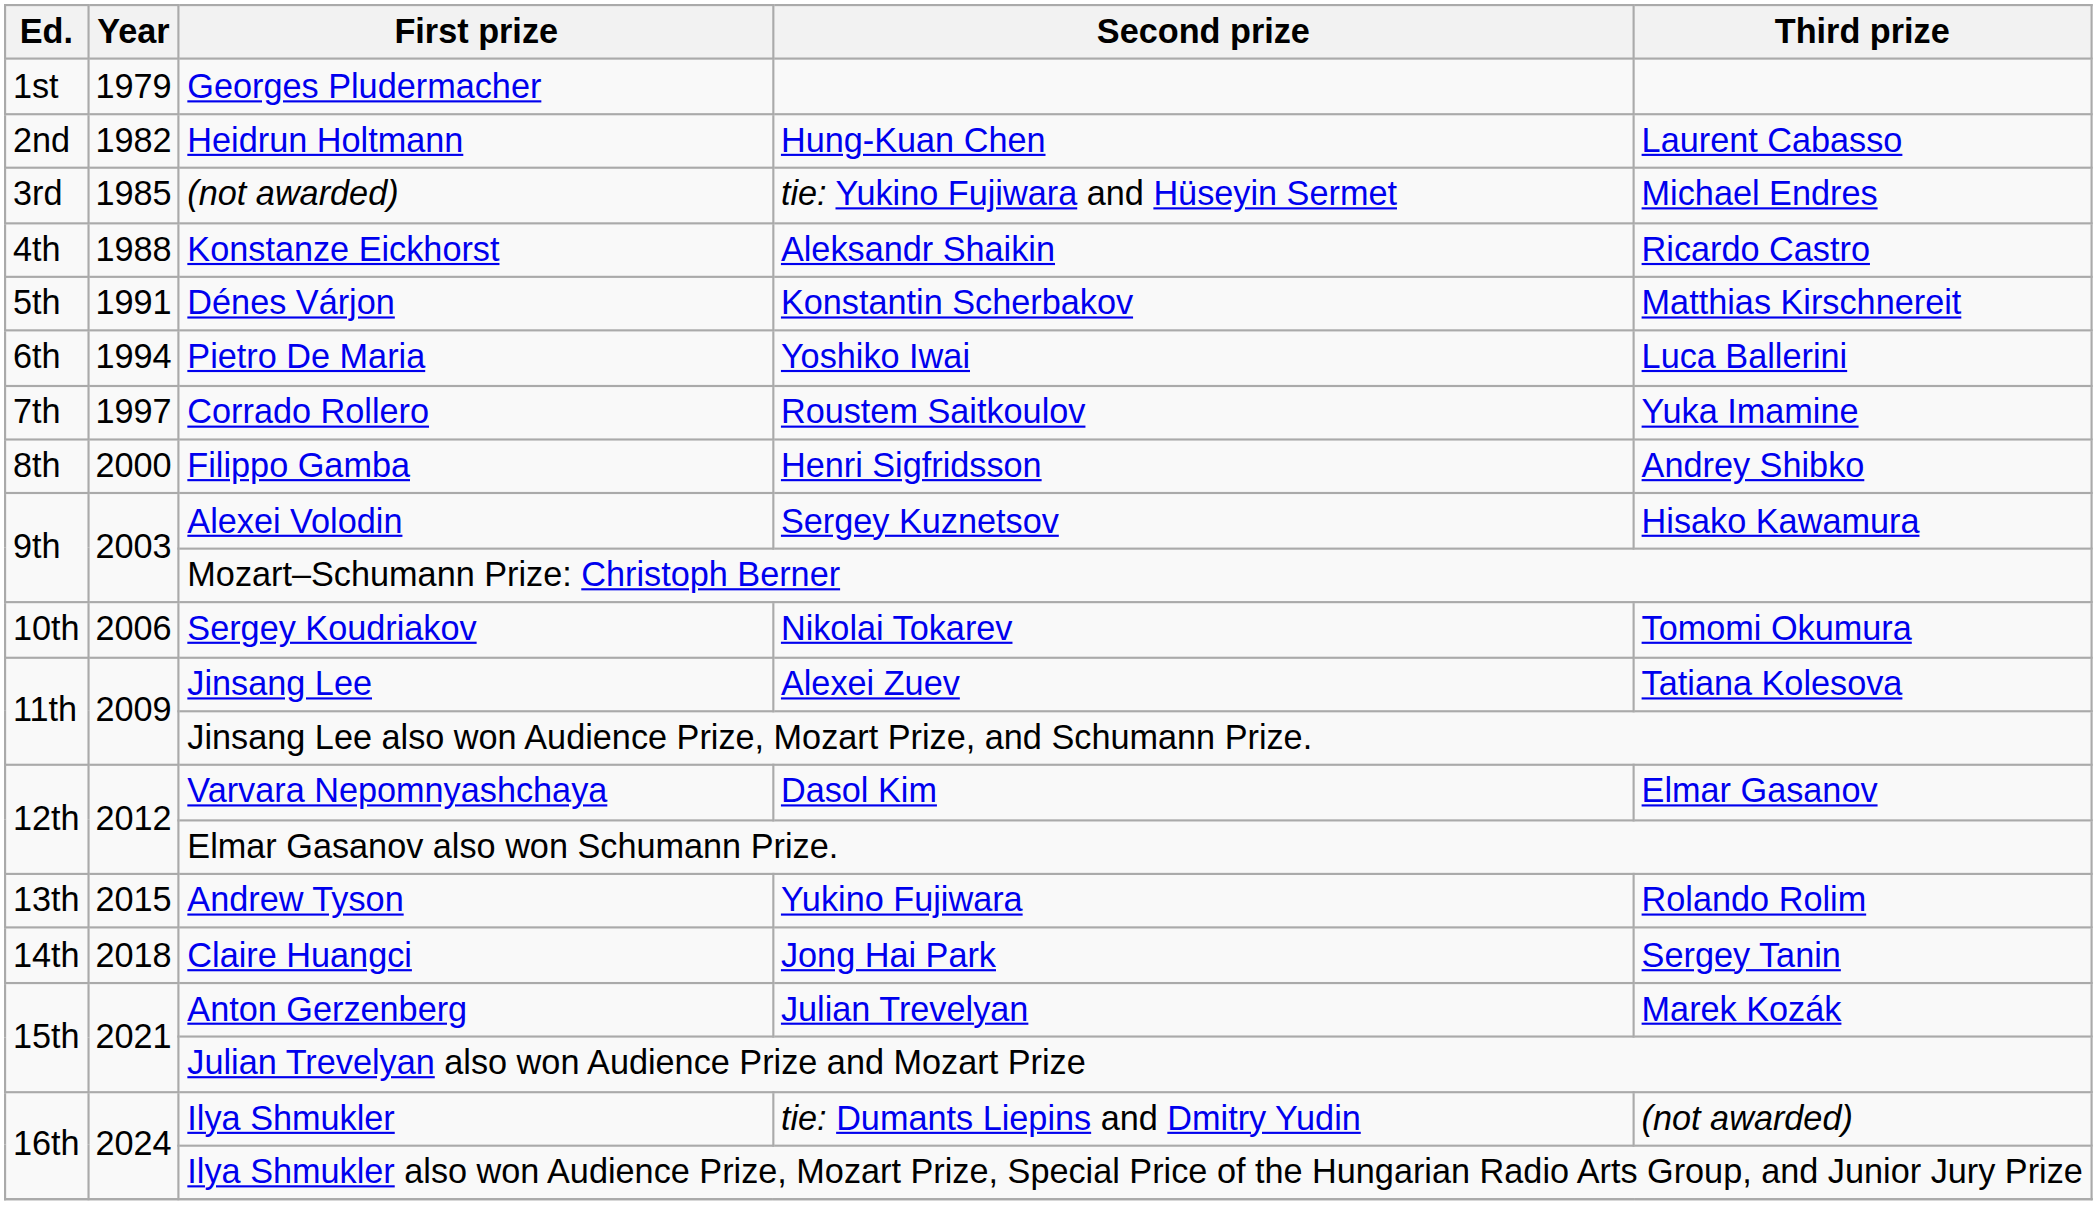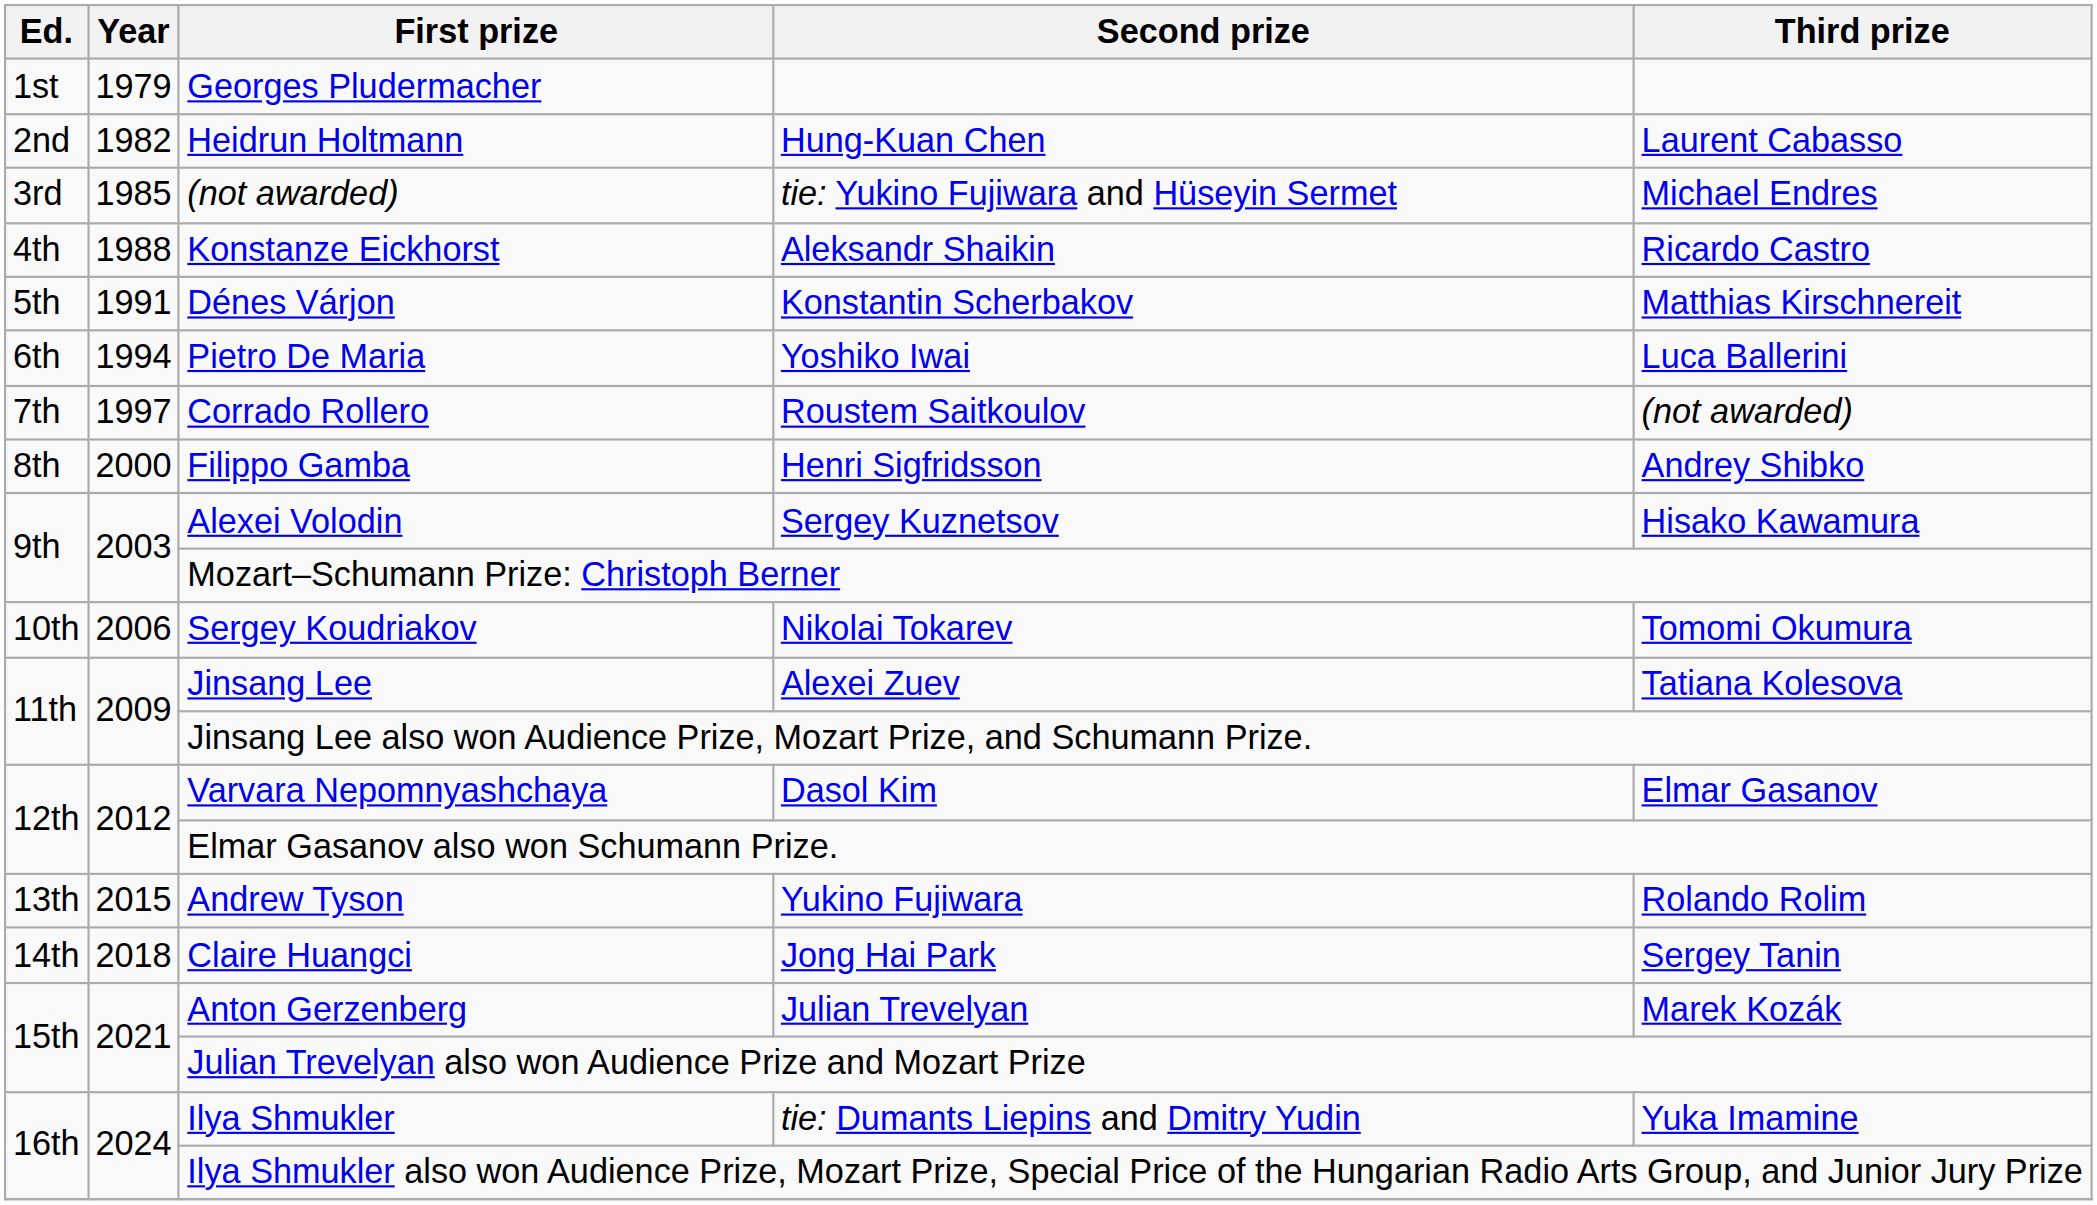(1750, 411) Yuka Imamine -> (1747, 411) (not awarded)
(1747, 1117) (not awarded) -> (1750, 1117) Yuka Imamine
